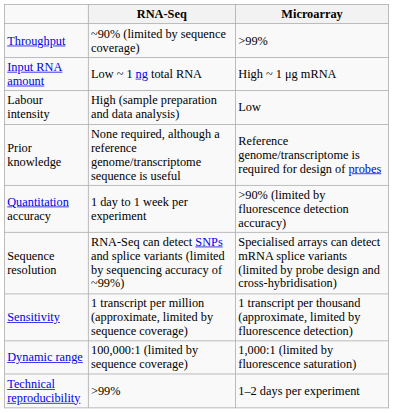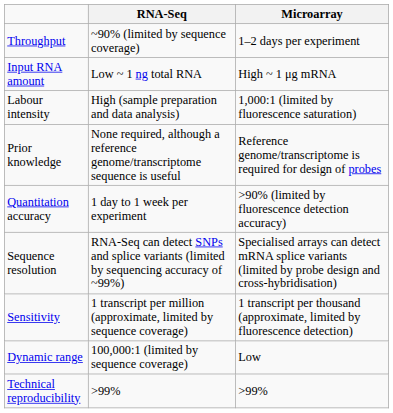(253, 40) >99% -> (299, 40) 1–2 days per experiment
(250, 107) Low -> (297, 107) 1,000:1 (limited by fluorescence saturation)
(297, 357) 1,000:1 (limited by fluorescence saturation) -> (250, 357) Low
(299, 391) 1–2 days per experiment -> (253, 391) >99%
